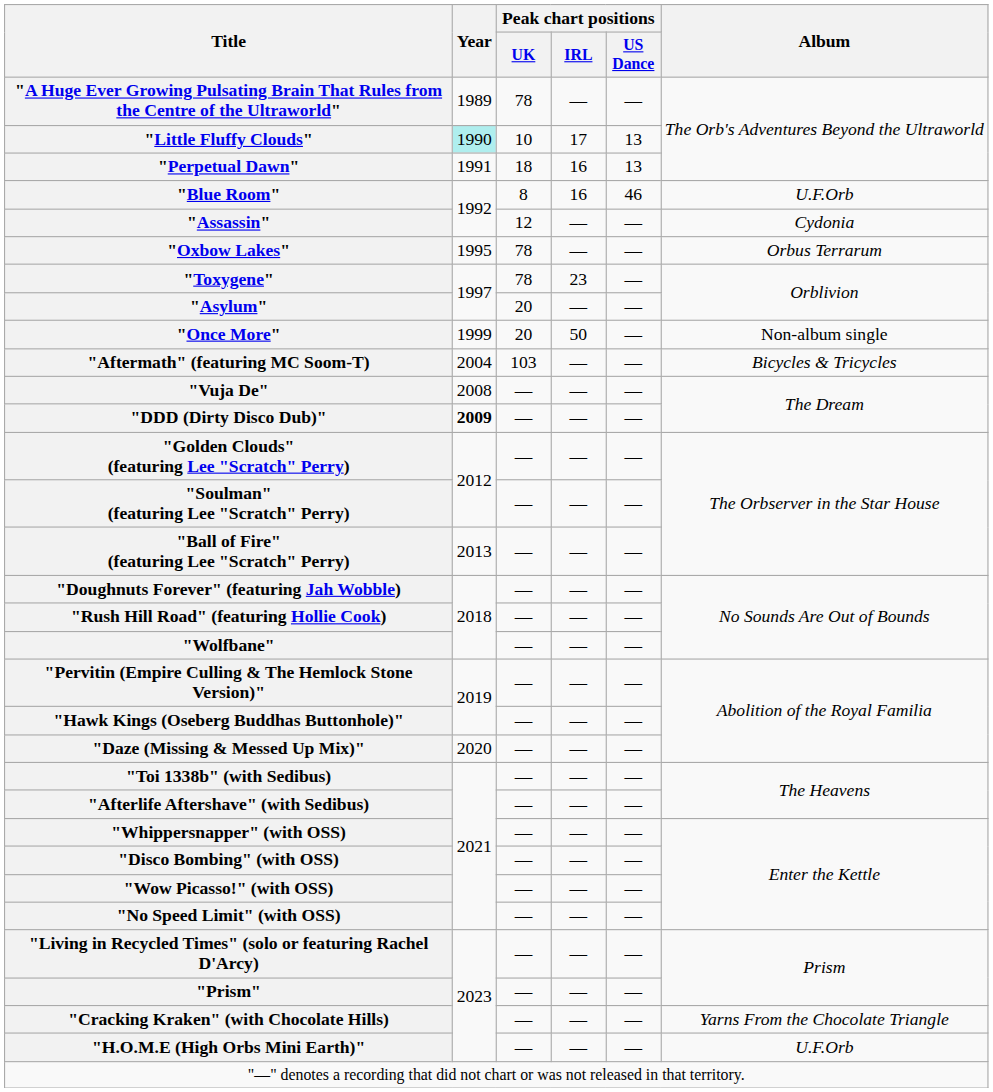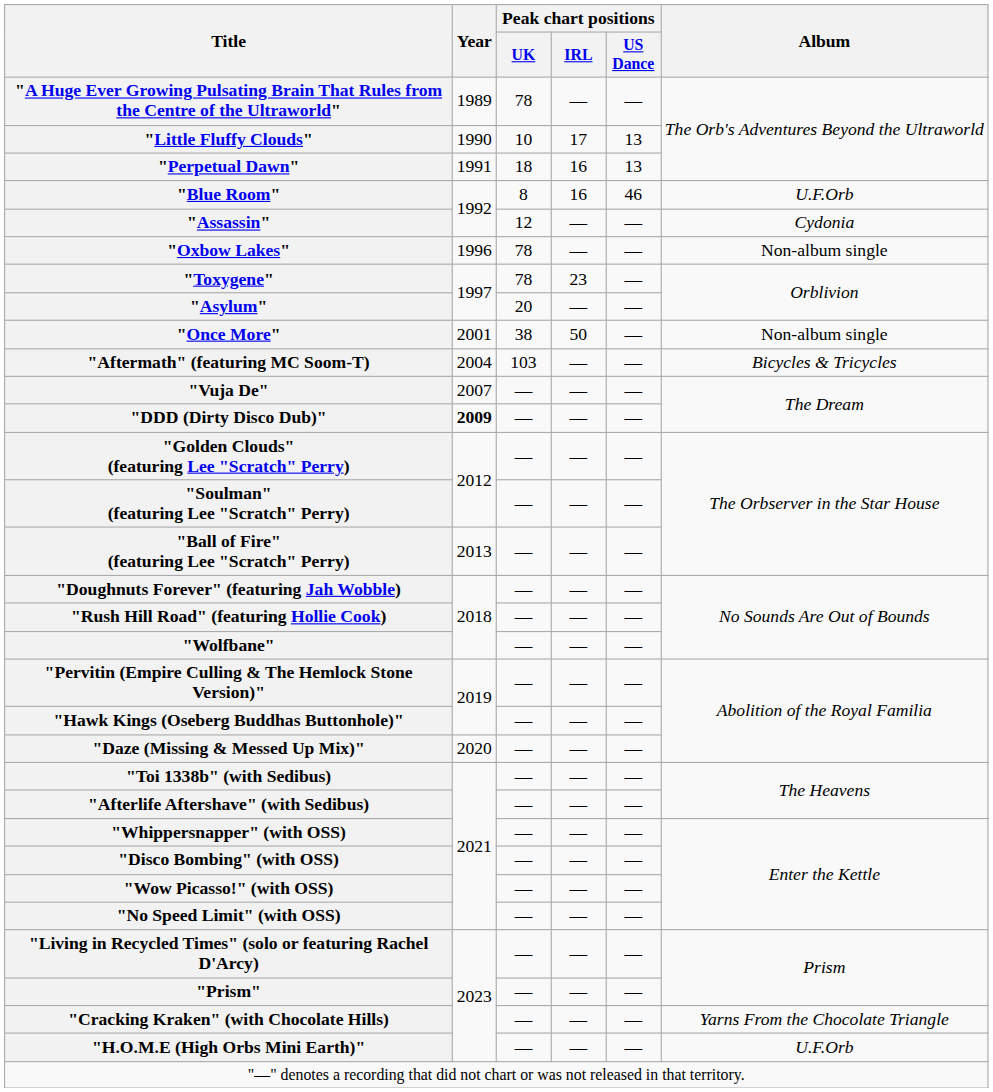(474, 138) paleturquoise background -> (474, 138) no background
(474, 250) 1995 -> (474, 250) 1996
(824, 250) Orbus Terrarum -> (824, 250) Non-album single
(474, 334) 1999 -> (474, 334) 2001
(523, 334) 20 -> (523, 334) 38
(474, 390) 2008 -> (474, 390) 2007
